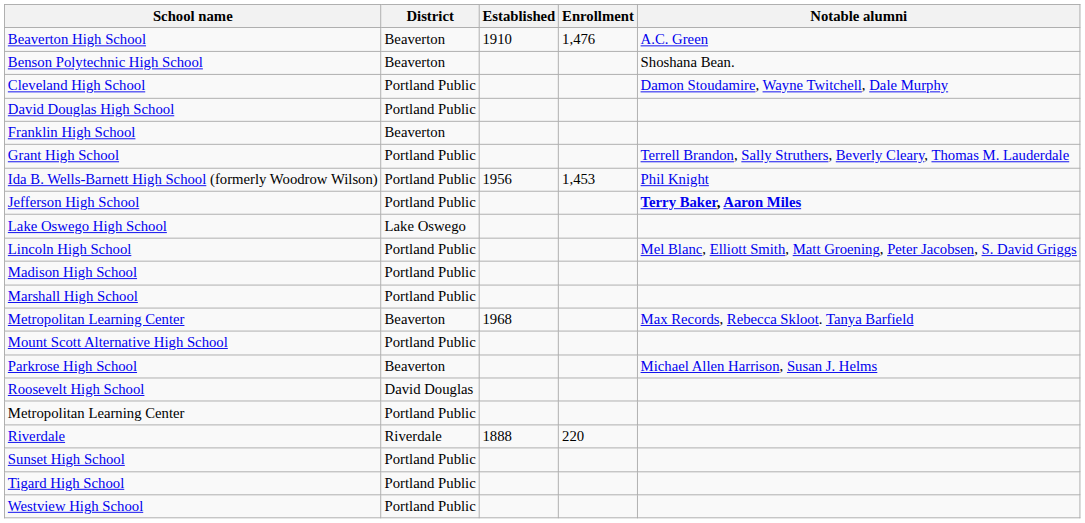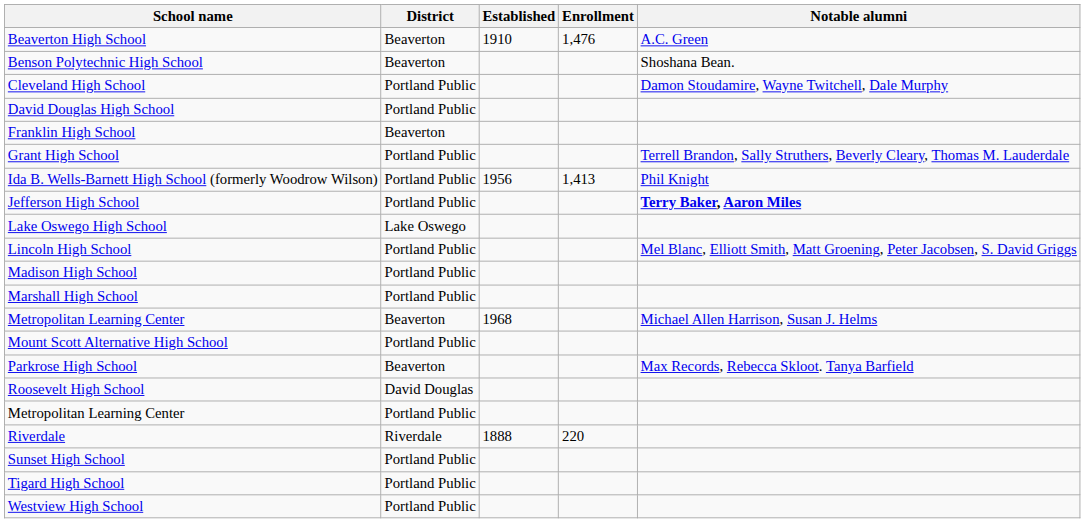(579, 179) 1,453 -> (579, 179) 1,413
(777, 319) Max Records, Rebecca Skloot. Tanya Barfield -> (759, 319) Michael Allen Harrison, Susan J. Helms
(759, 366) Michael Allen Harrison, Susan J. Helms -> (777, 366) Max Records, Rebecca Skloot. Tanya Barfield
